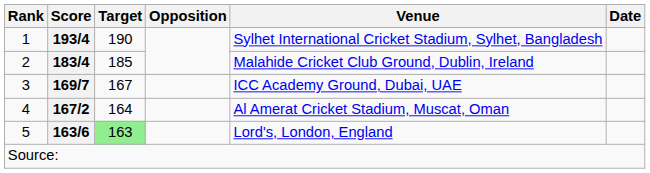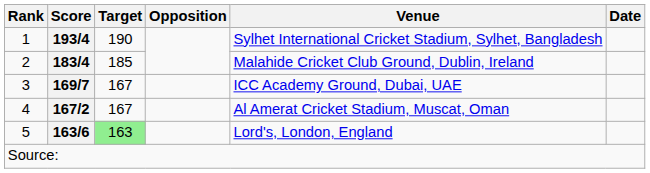(120, 109) 164 -> (120, 109) 167
